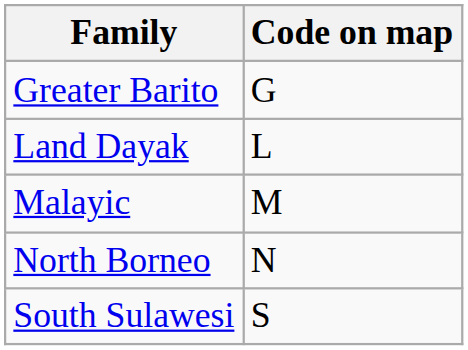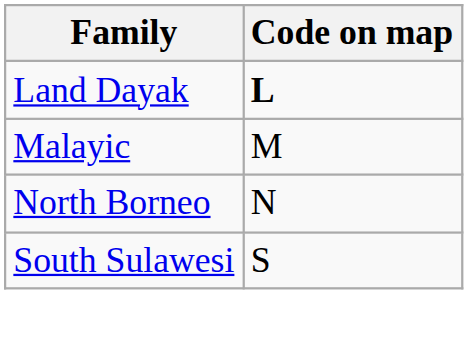- row: (116, 89)
(262, 145) normal -> (263, 89) bold
